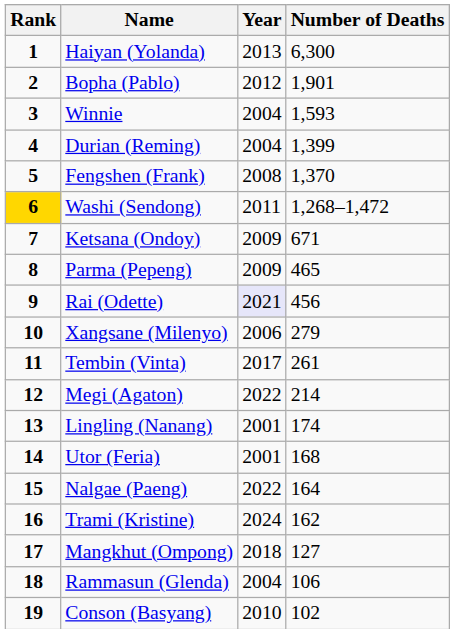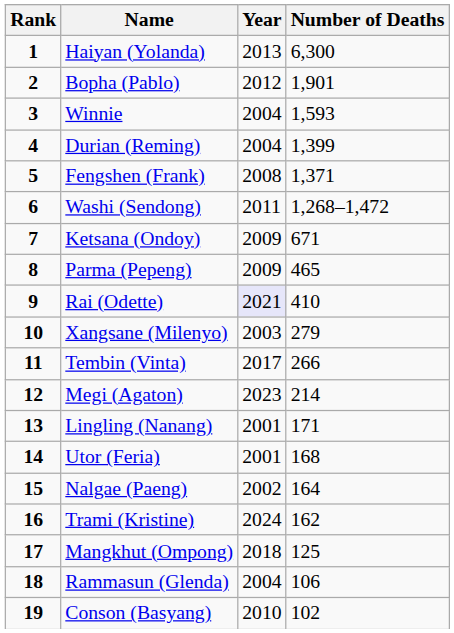(313, 176) 1,370 -> (313, 176) 1,371
(33, 207) gold background -> (33, 207) no background
(305, 301) 456 -> (305, 301) 410
(262, 332) 2006 -> (262, 332) 2003
(305, 363) 261 -> (305, 363) 266
(262, 394) 2022 -> (262, 394) 2023
(305, 425) 174 -> (305, 425) 171
(262, 488) 2022 -> (262, 488) 2002
(305, 550) 127 -> (305, 550) 125
